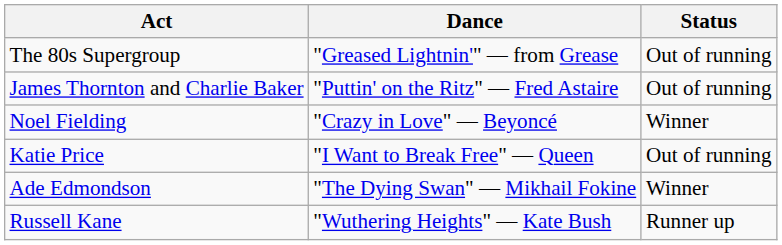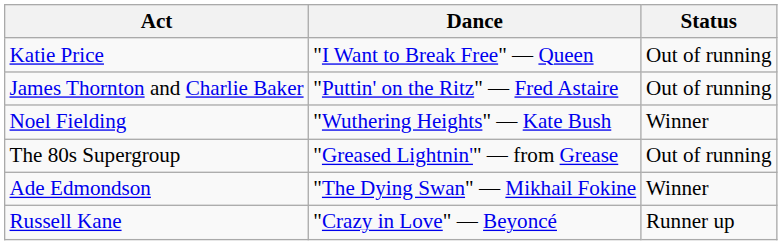rows swapped: (57, 155) <-> (95, 54)
(435, 121) "Crazy in Love" — Beyoncé -> (462, 121) "Wuthering Heights" — Kate Bush
(462, 222) "Wuthering Heights" — Kate Bush -> (435, 222) "Crazy in Love" — Beyoncé
